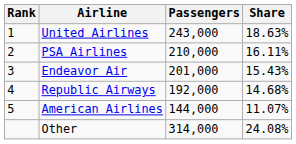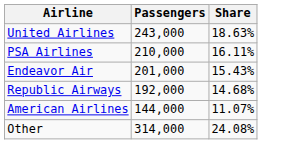- column: (22, 14)
